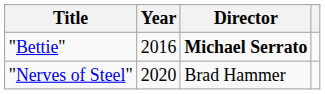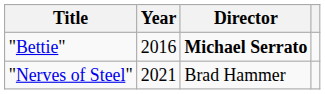(159, 74) 2020 -> (159, 74) 2021
